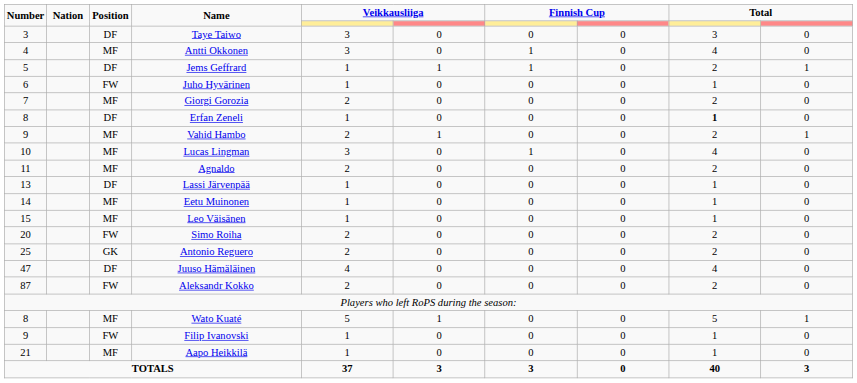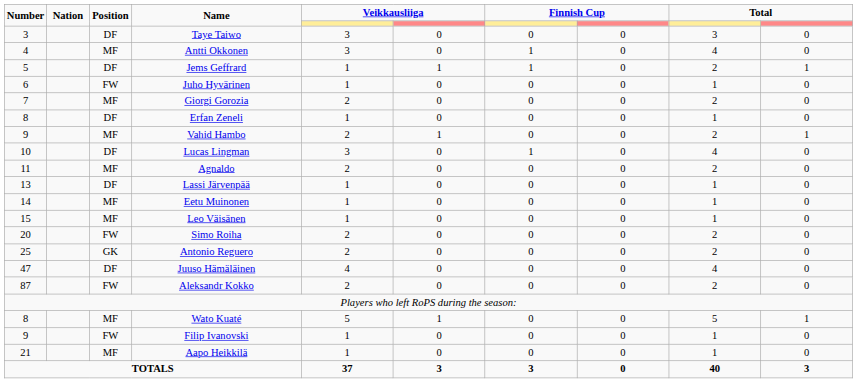(715, 118) bold -> (715, 118) normal
(110, 151) MF -> (110, 151) DF
